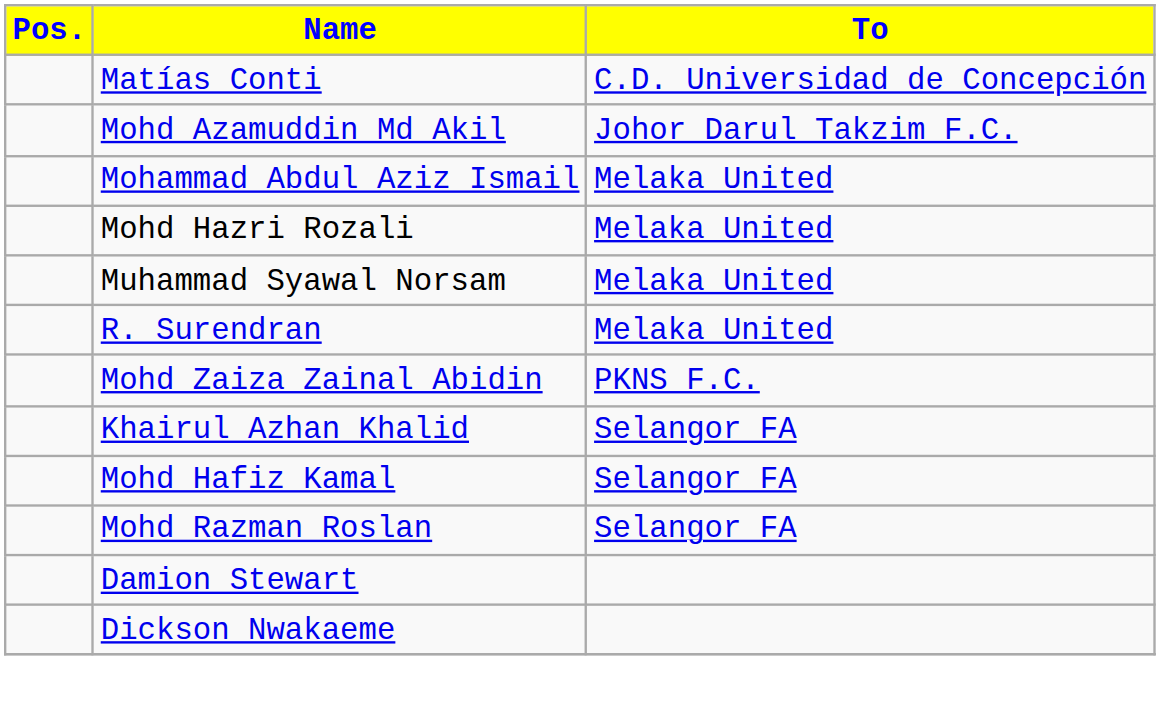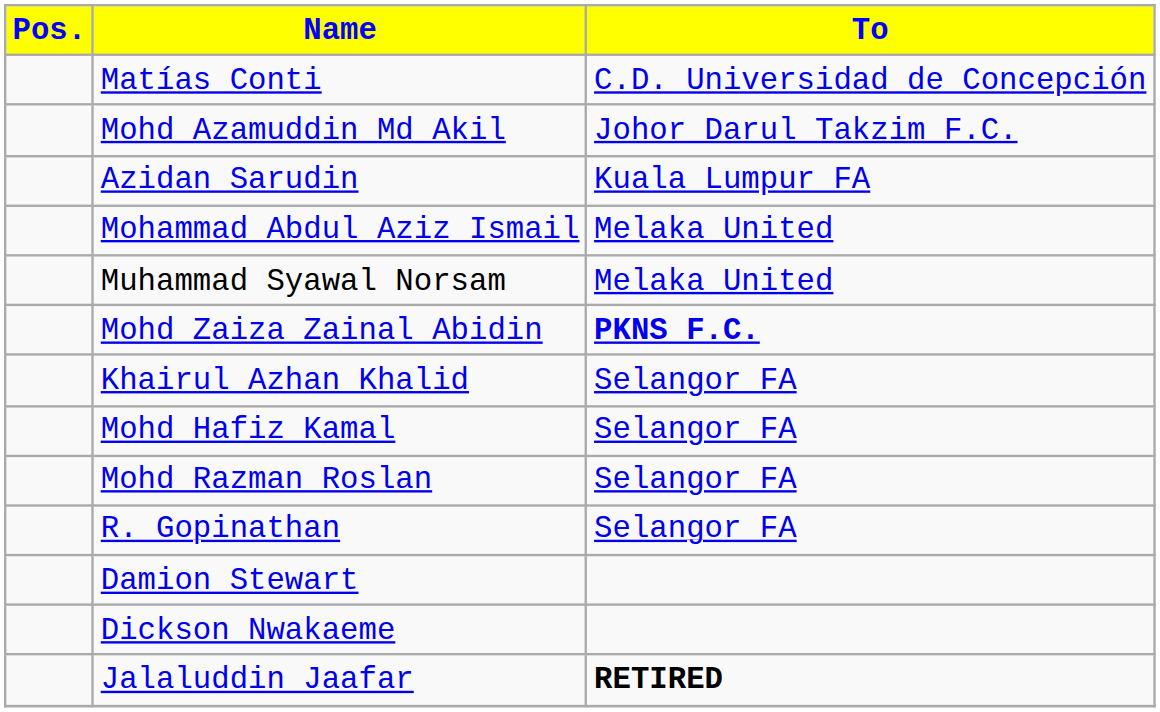+ row: (230, 180)
- row: (257, 230)
- row: (211, 330)
(677, 380) normal -> (677, 330) bold
+ row: (220, 530)
+ row: (257, 680)
